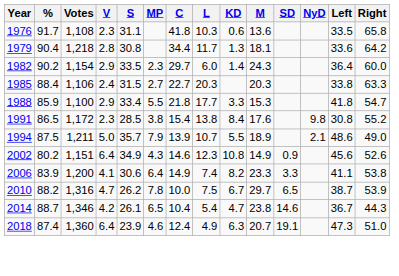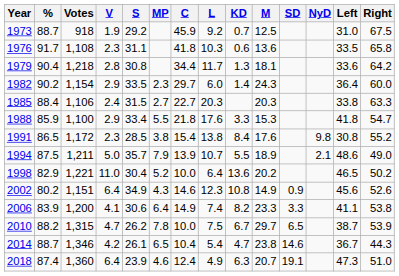+ row: (19, 31)
(206, 102) 17.7 -> (212, 119) 17.6
+ row: (19, 173)
(80, 191) 1,316 -> (80, 226) 1,315
